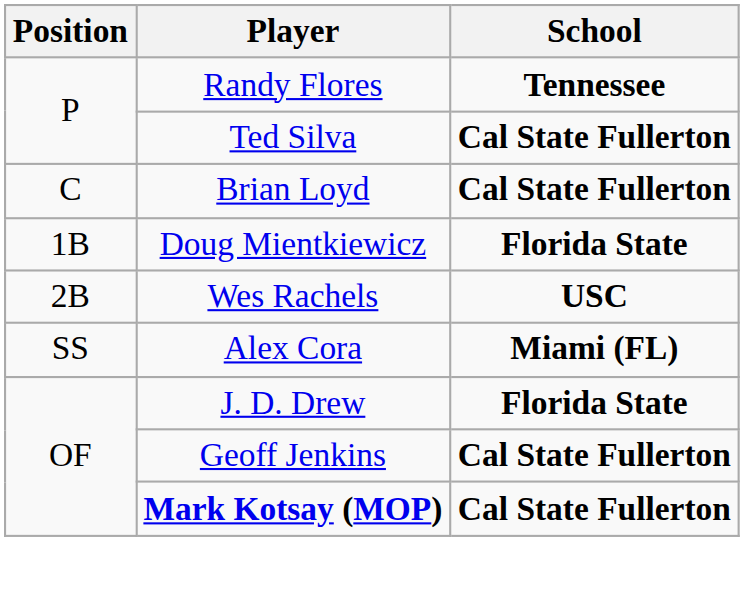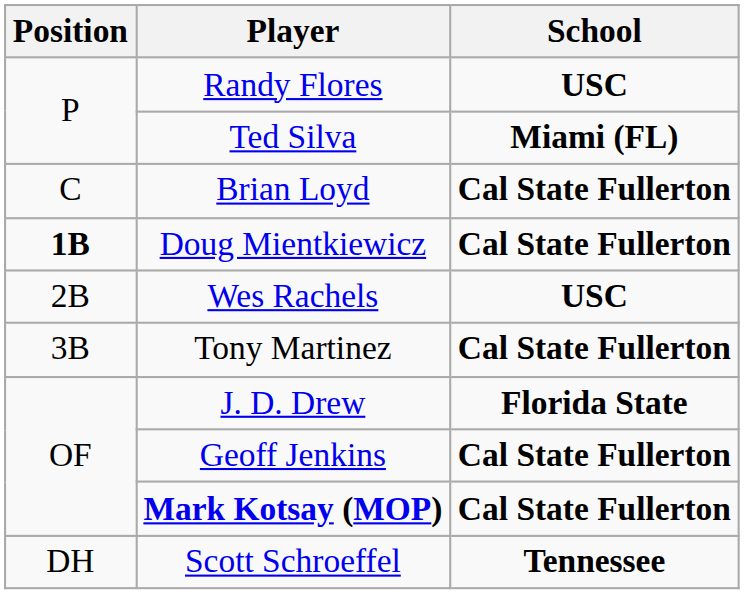(594, 84) Tennessee -> (594, 84) USC
(594, 137) Cal State Fullerton -> (594, 137) Miami (FL)
(70, 243) normal -> (70, 243) bold
(594, 243) Florida State -> (594, 243) Cal State Fullerton
+ row: (293, 349)
- row: (293, 349)
+ row: (293, 561)
